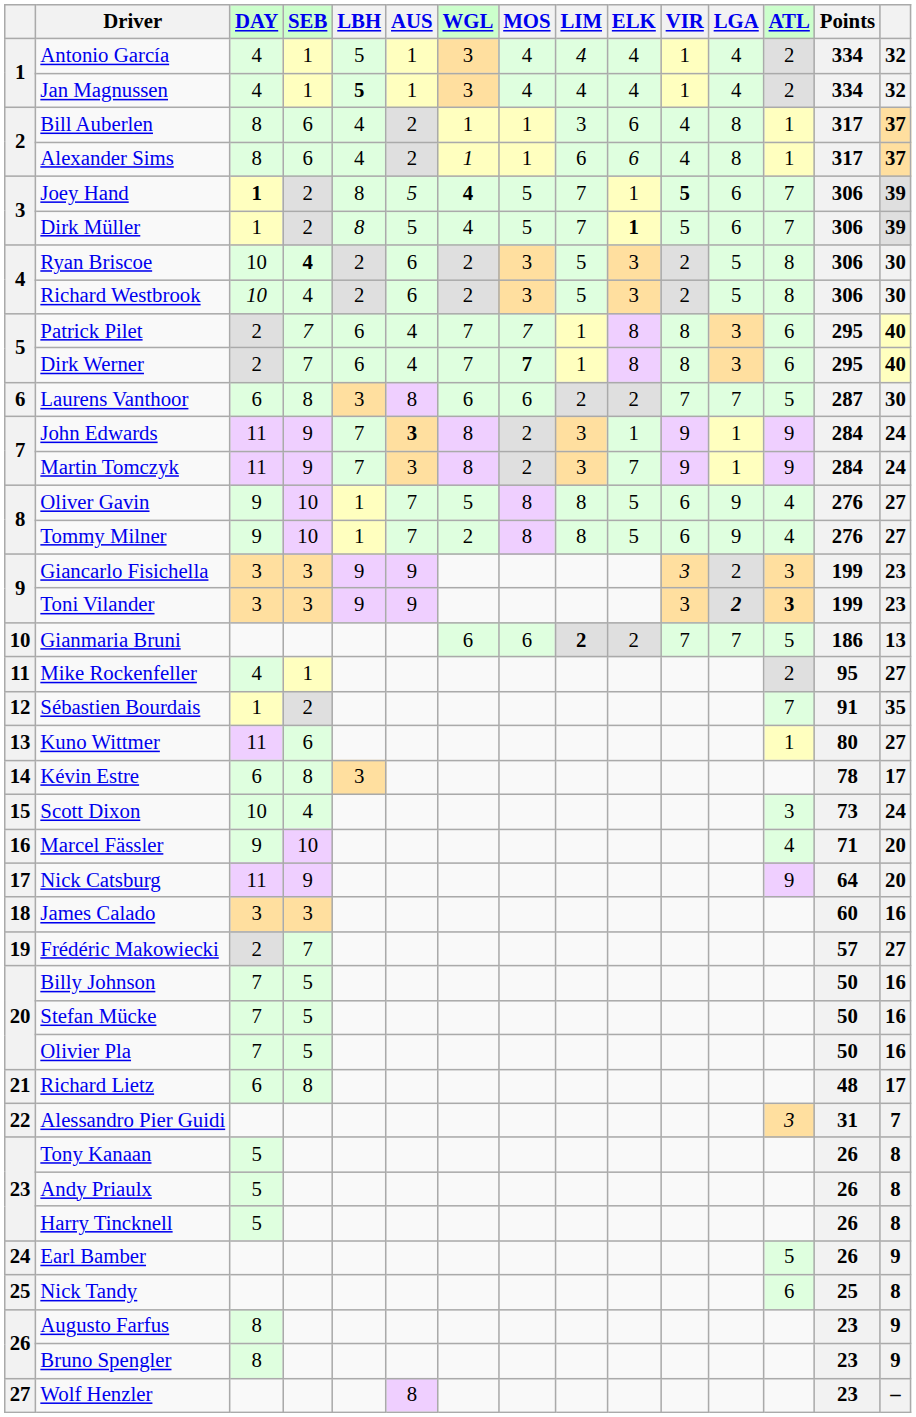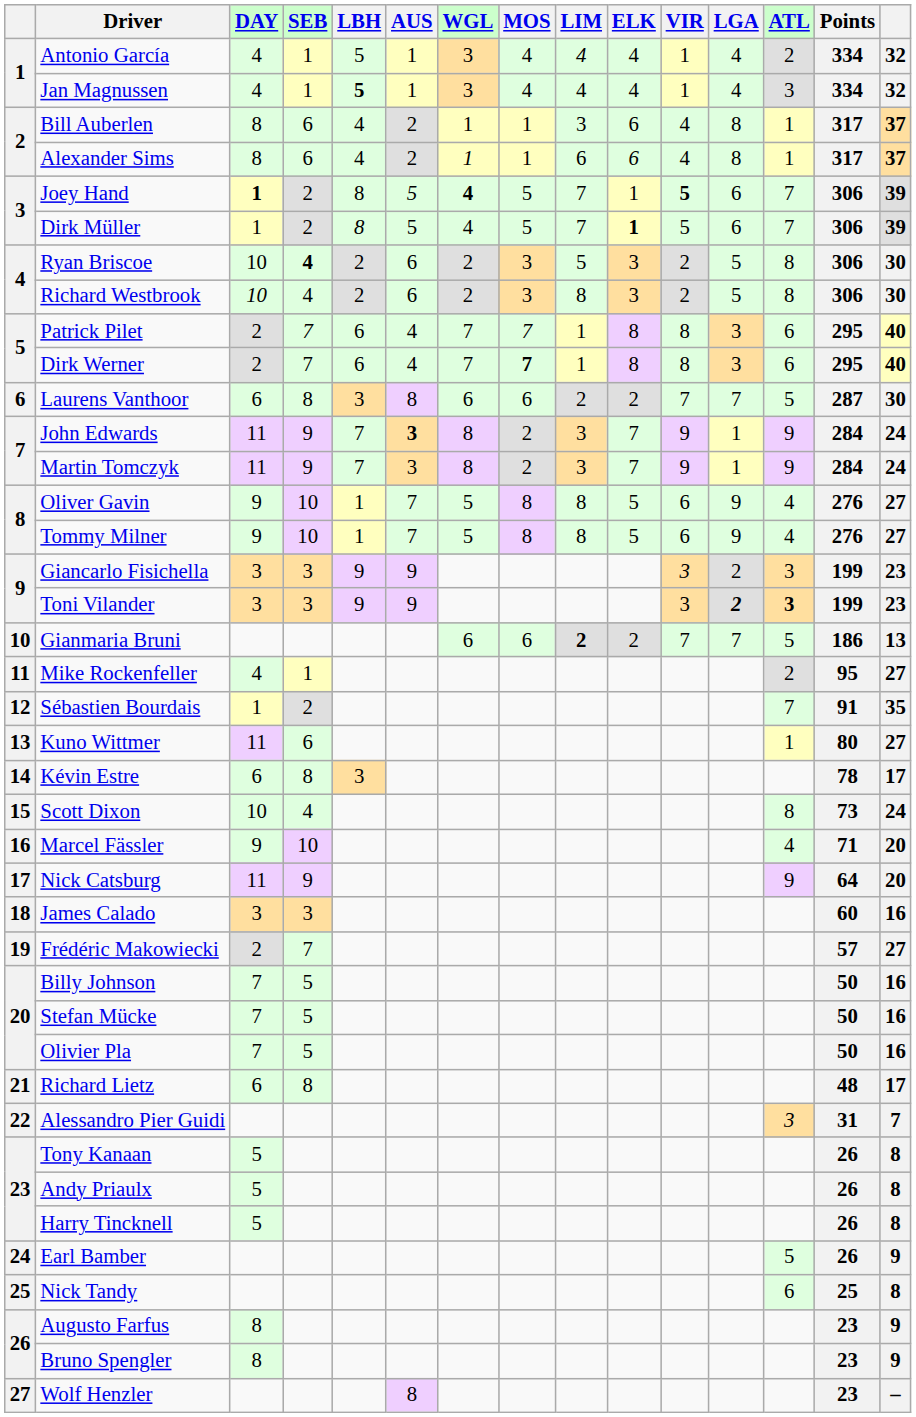(789, 89) 2 -> (789, 89) 3
(581, 295) 5 -> (581, 295) 8
(634, 433) 1 -> (634, 433) 7
(468, 536) 2 -> (468, 536) 5
(789, 810) 3 -> (789, 810) 8
